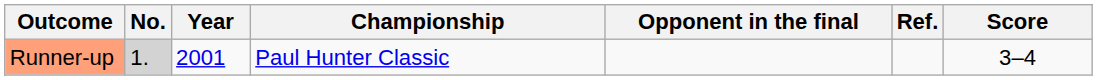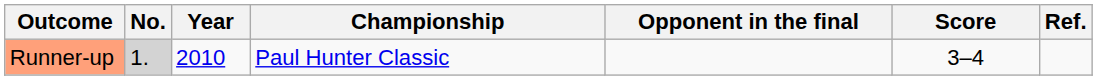columns swapped: (1018, 22) <-> (918, 22)
(201, 57) 2001 -> (201, 57) 2010
